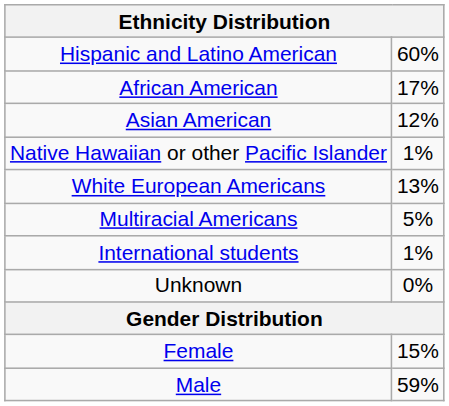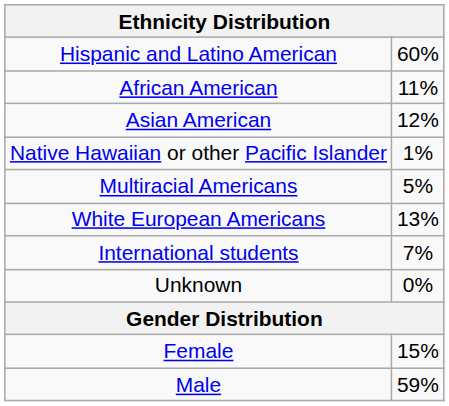(418, 87) 17% -> (418, 87) 11%
rows swapped: (198, 186) <-> (198, 219)
(418, 252) 1% -> (418, 252) 7%
